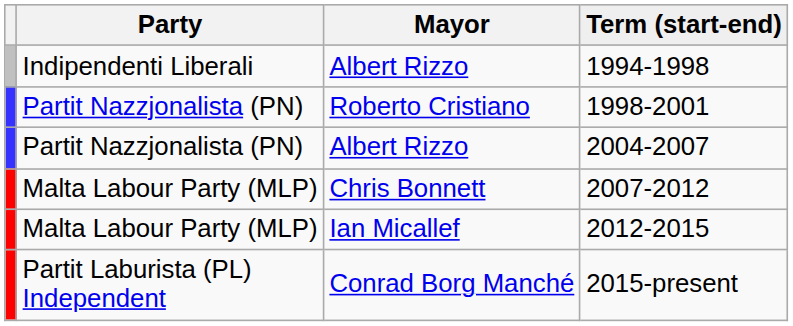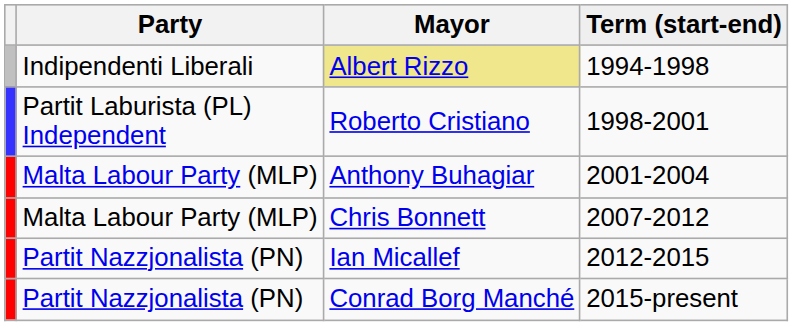(399, 65) no background -> (399, 65) khaki background
(163, 106) Partit Nazzjonalista (PN) -> (137, 121) Partit Laburista (PL) Independent
+ row: (648, 176)
- row: (648, 147)
(170, 229) Malta Labour Party (MLP) -> (163, 258) Partit Nazzjonalista (PN)
(137, 284) Partit Laburista (PL) Independent -> (163, 299) Partit Nazzjonalista (PN)
